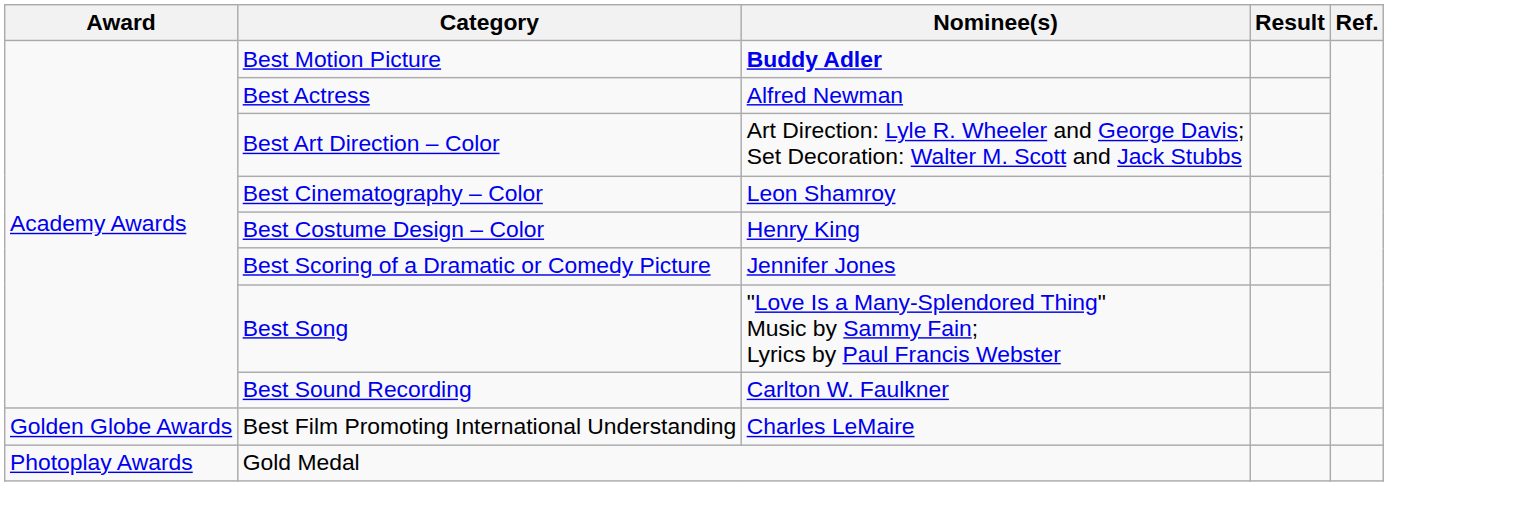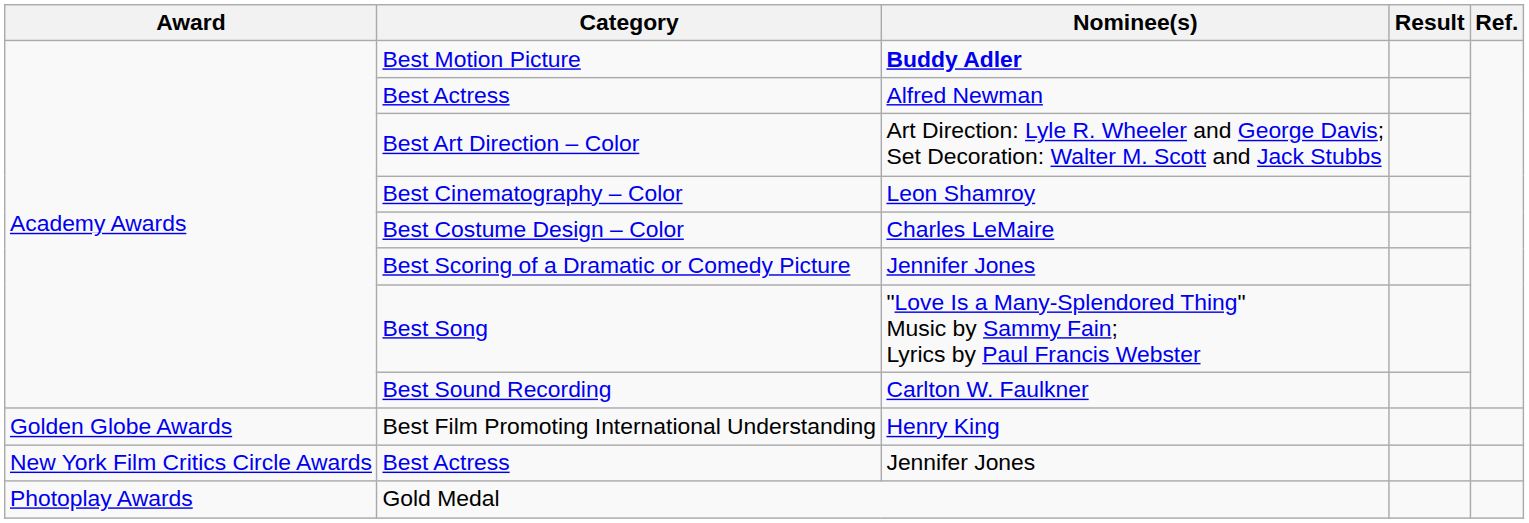(803, 229) Henry King -> (970, 229) Charles LeMaire
(831, 426) Charles LeMaire -> (943, 426) Henry King
+ row: (191, 462)
